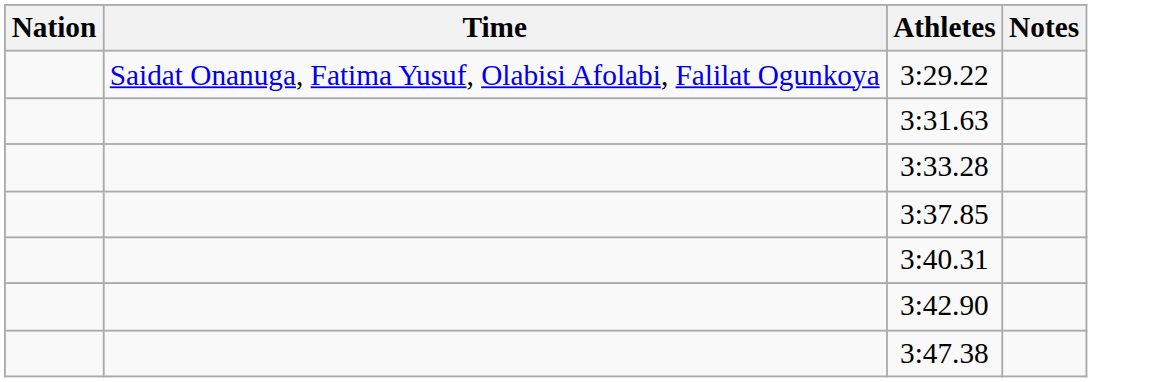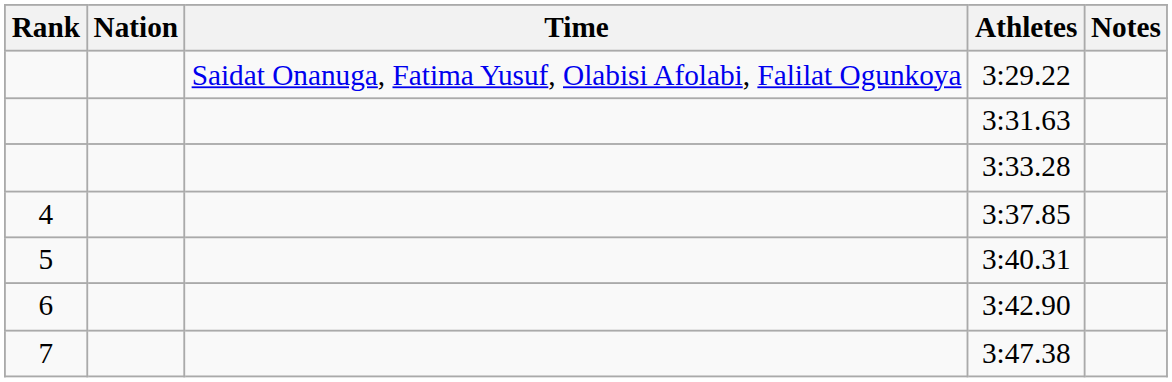+ column: (46, 27)
